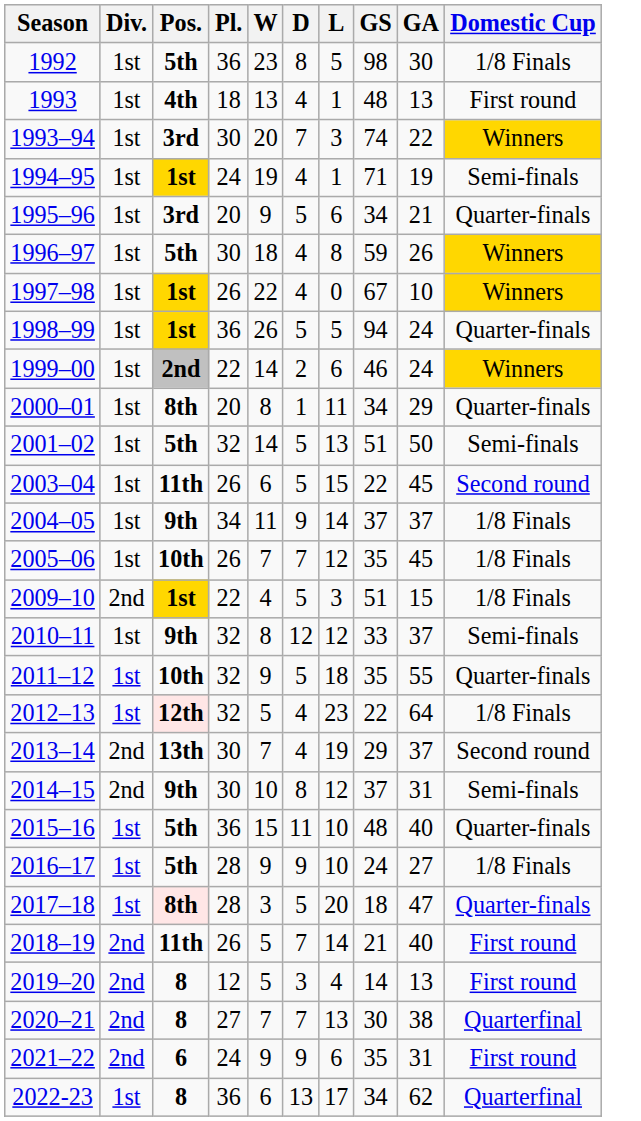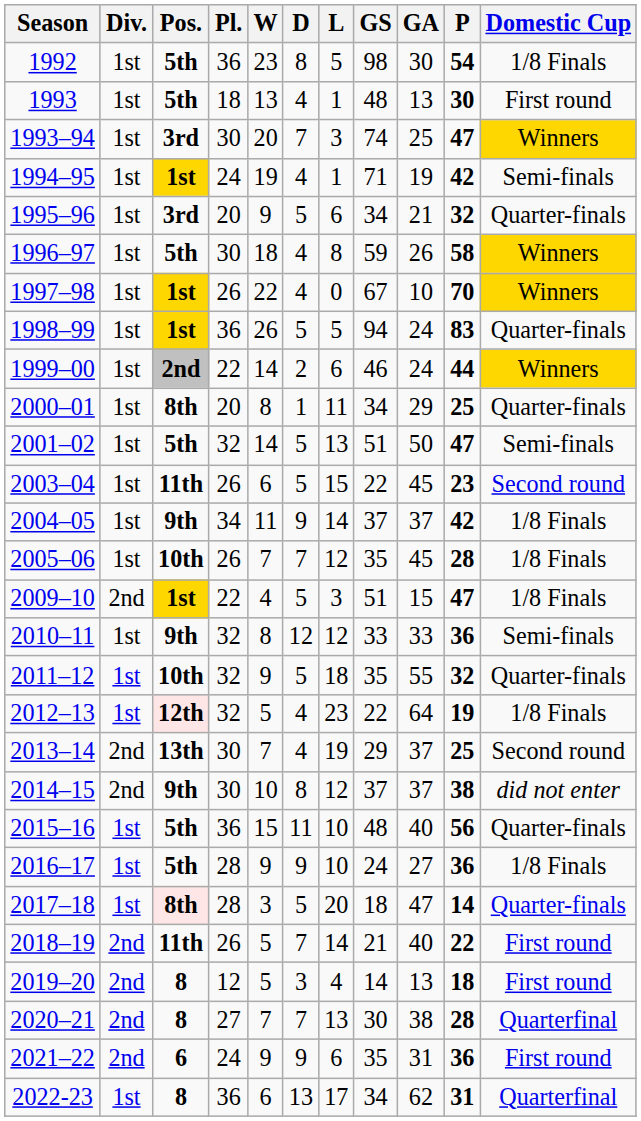+ column: (462, 23)
(181, 100) 4th -> (181, 100) 5th
(421, 138) 22 -> (421, 138) 25
(421, 636) 37 -> (421, 636) 33
(421, 789) 31 -> (421, 789) 37
(523, 789) Semi-finals -> (558, 789) did not enter
